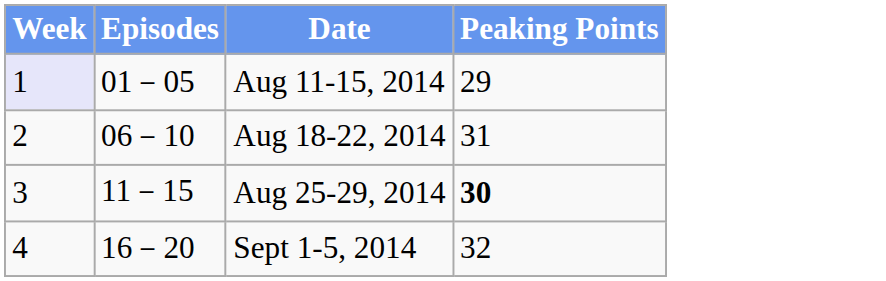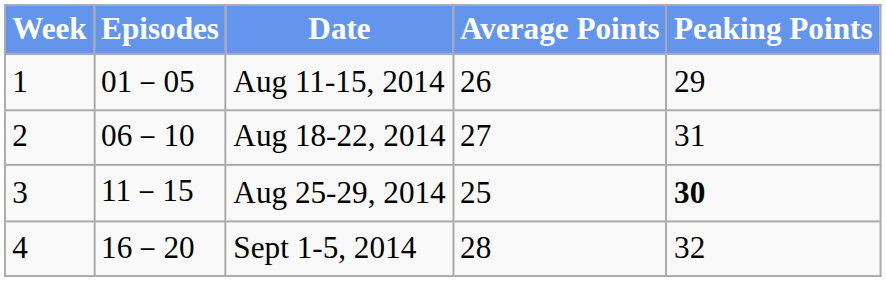+ column: (560, 29)
(20, 81) lavender background -> (20, 81) no background
